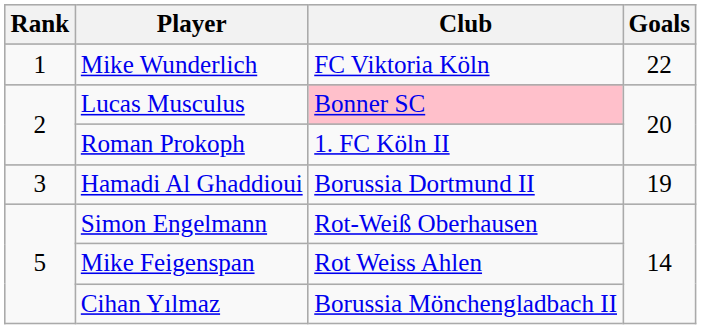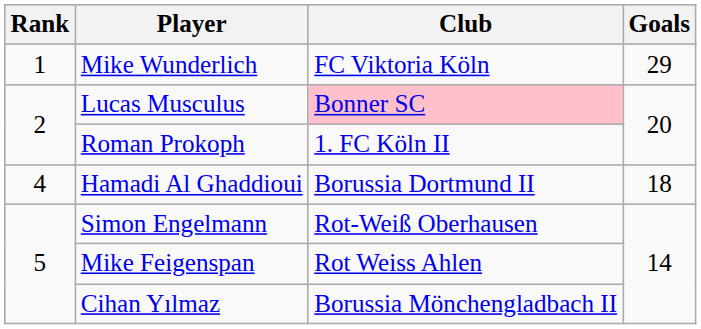(659, 64) 22 -> (659, 64) 29
(40, 183) 3 -> (40, 183) 4
(659, 183) 19 -> (659, 183) 18
